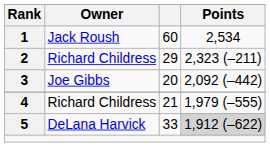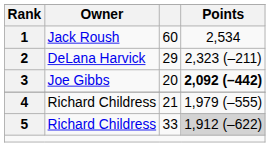(102, 59) Richard Childress -> (97, 59) DeLana Harvick
(223, 80) normal -> (223, 80) bold
(97, 124) DeLana Harvick -> (102, 124) Richard Childress
